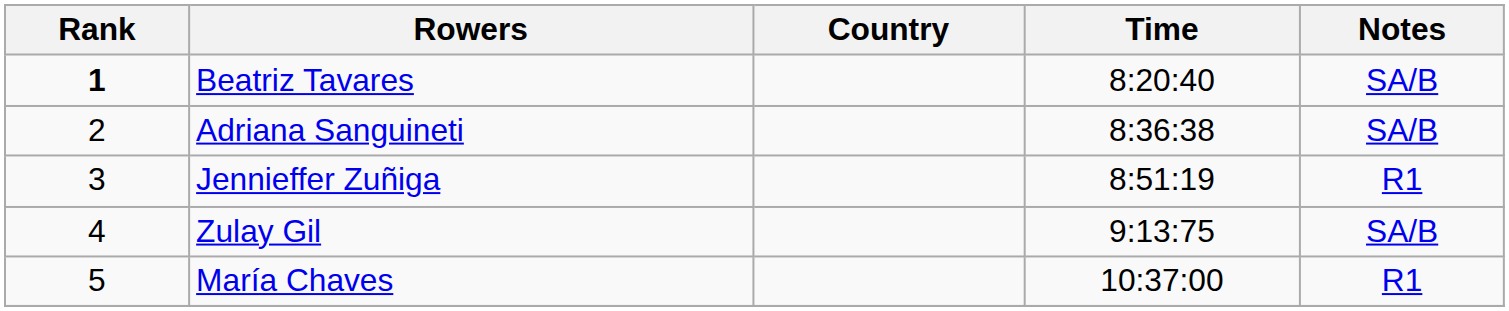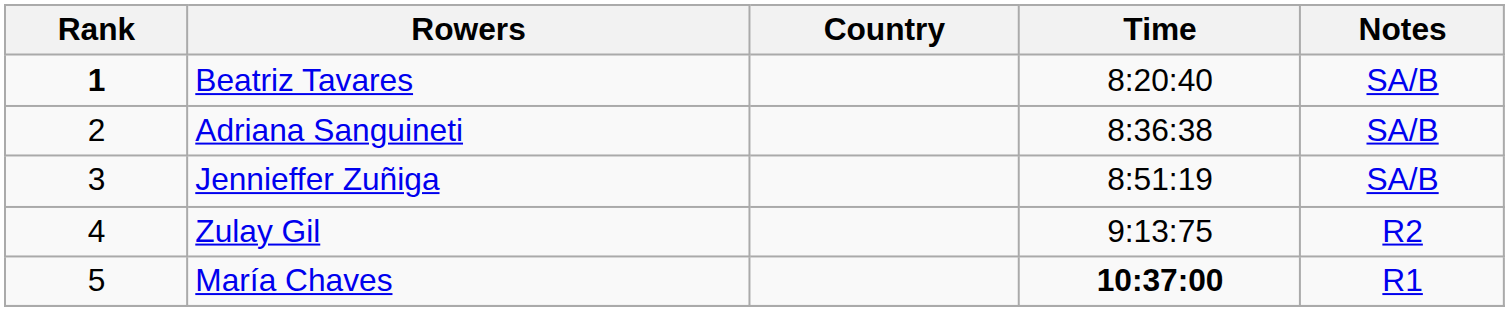(1402, 180) R1 -> (1403, 180) SA/B
(1402, 230) SA/B -> (1403, 230) R2
(1162, 280) normal -> (1160, 280) bold
